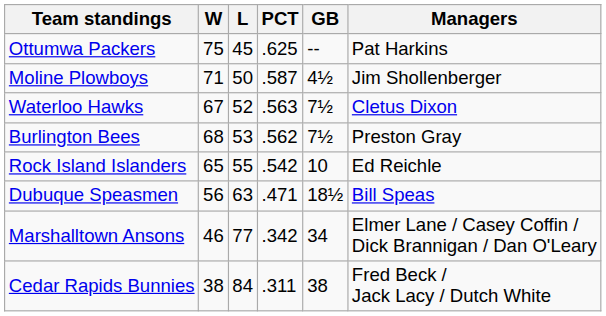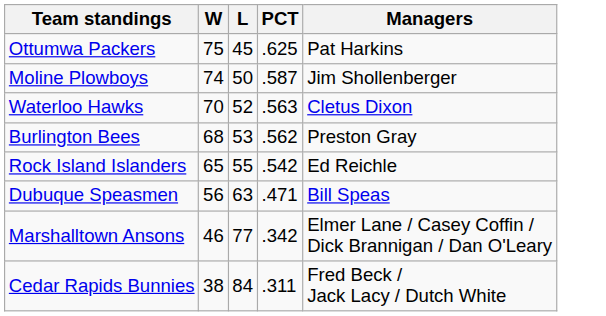- column: (325, 19)
(213, 78) 71 -> (213, 78) 74
(213, 107) 67 -> (213, 107) 70
